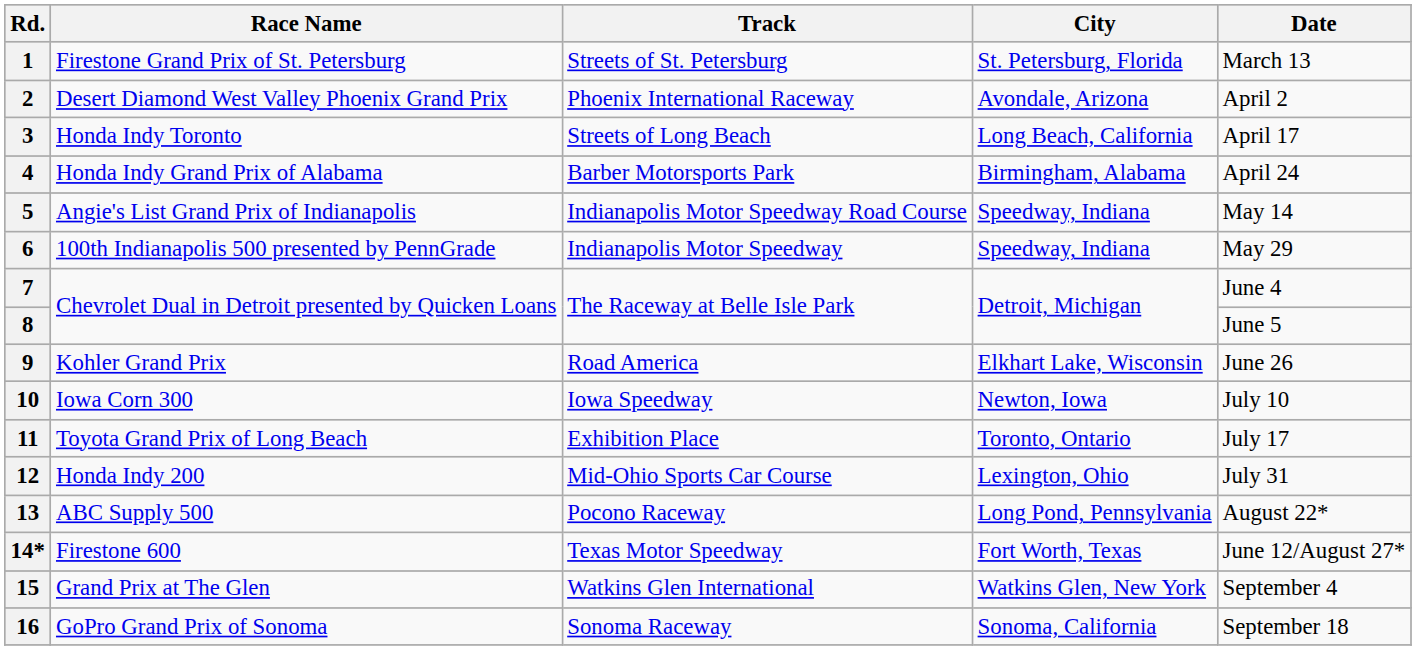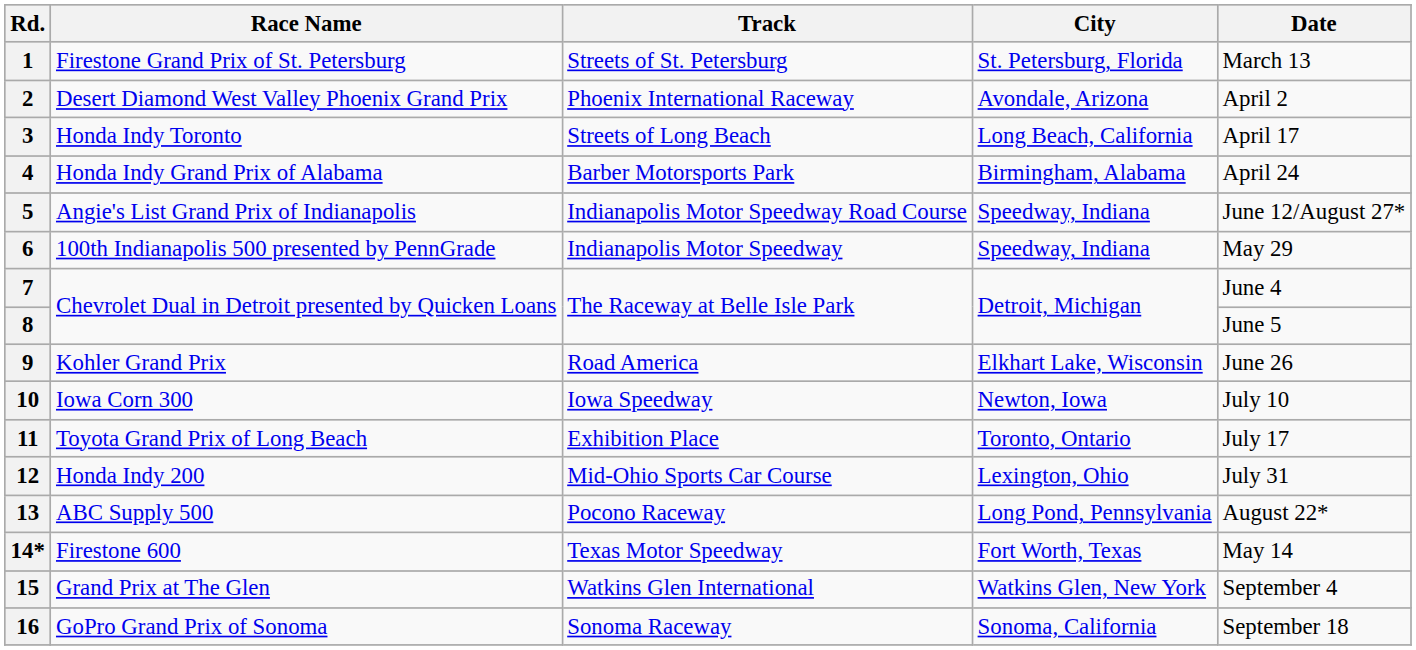(1258, 211) May 14 -> (1314, 211) June 12/August 27*
(1314, 550) June 12/August 27* -> (1258, 550) May 14
